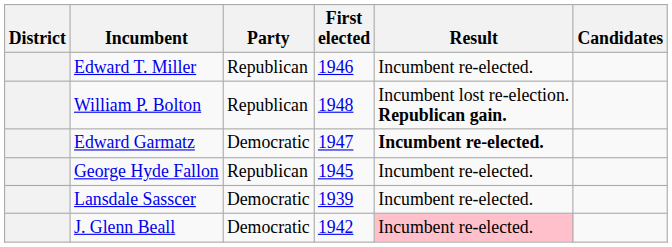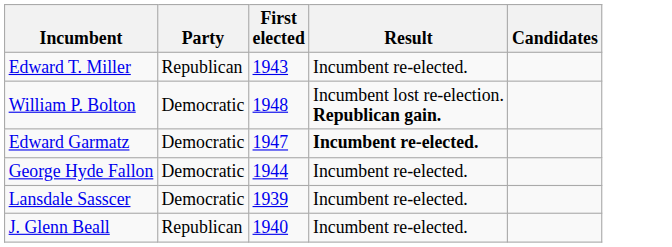- column: (37, 38)
(336, 66) 1946 -> (270, 66) 1943
(267, 104) Republican -> (203, 104) Democratic
(267, 171) Republican -> (203, 171) Democratic
(336, 171) 1945 -> (270, 171) 1944
(268, 227) Democratic -> (202, 227) Republican
(336, 227) 1942 -> (270, 227) 1940
(456, 227) pink background -> (390, 227) no background
